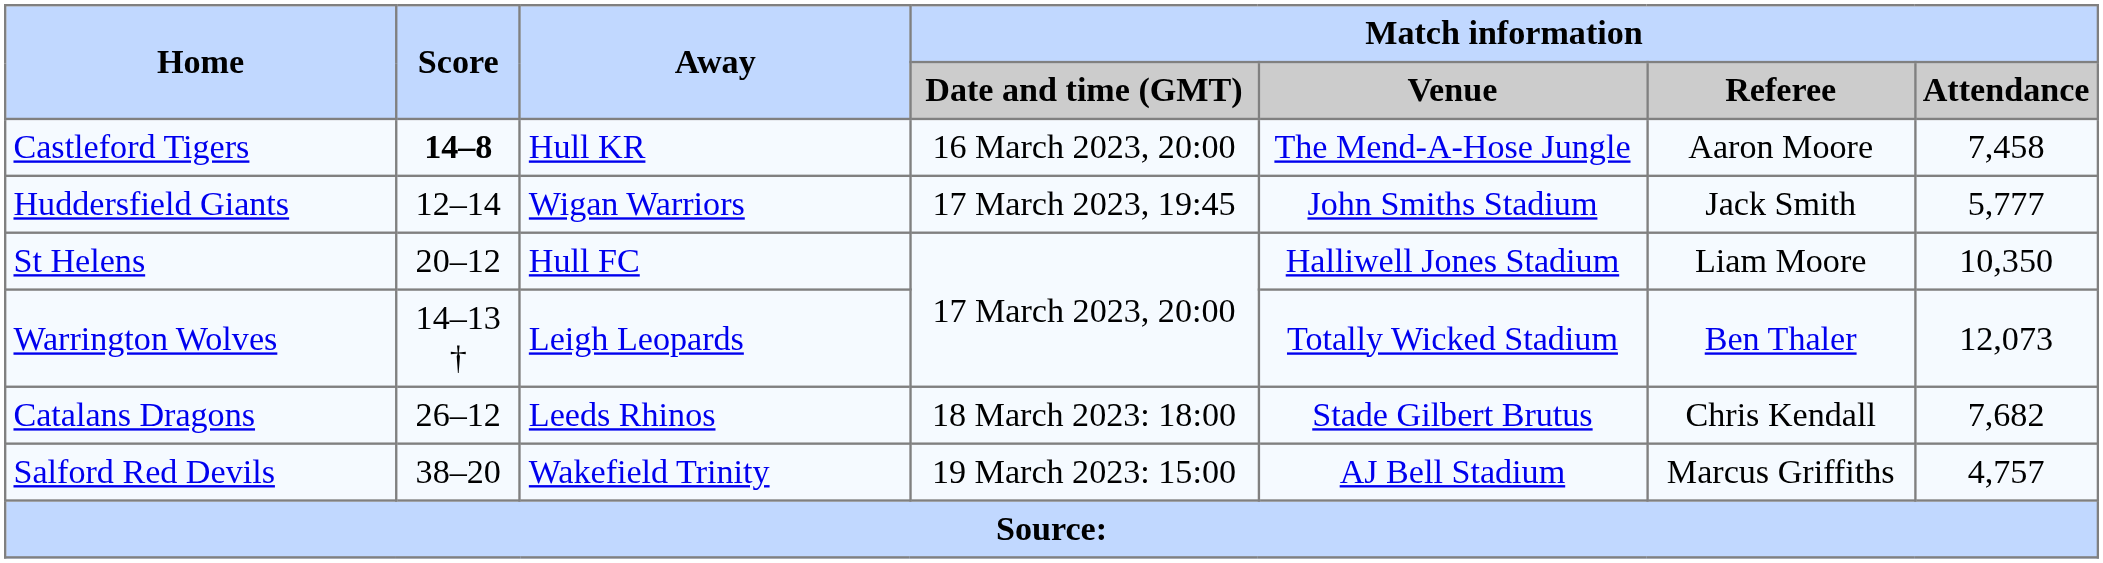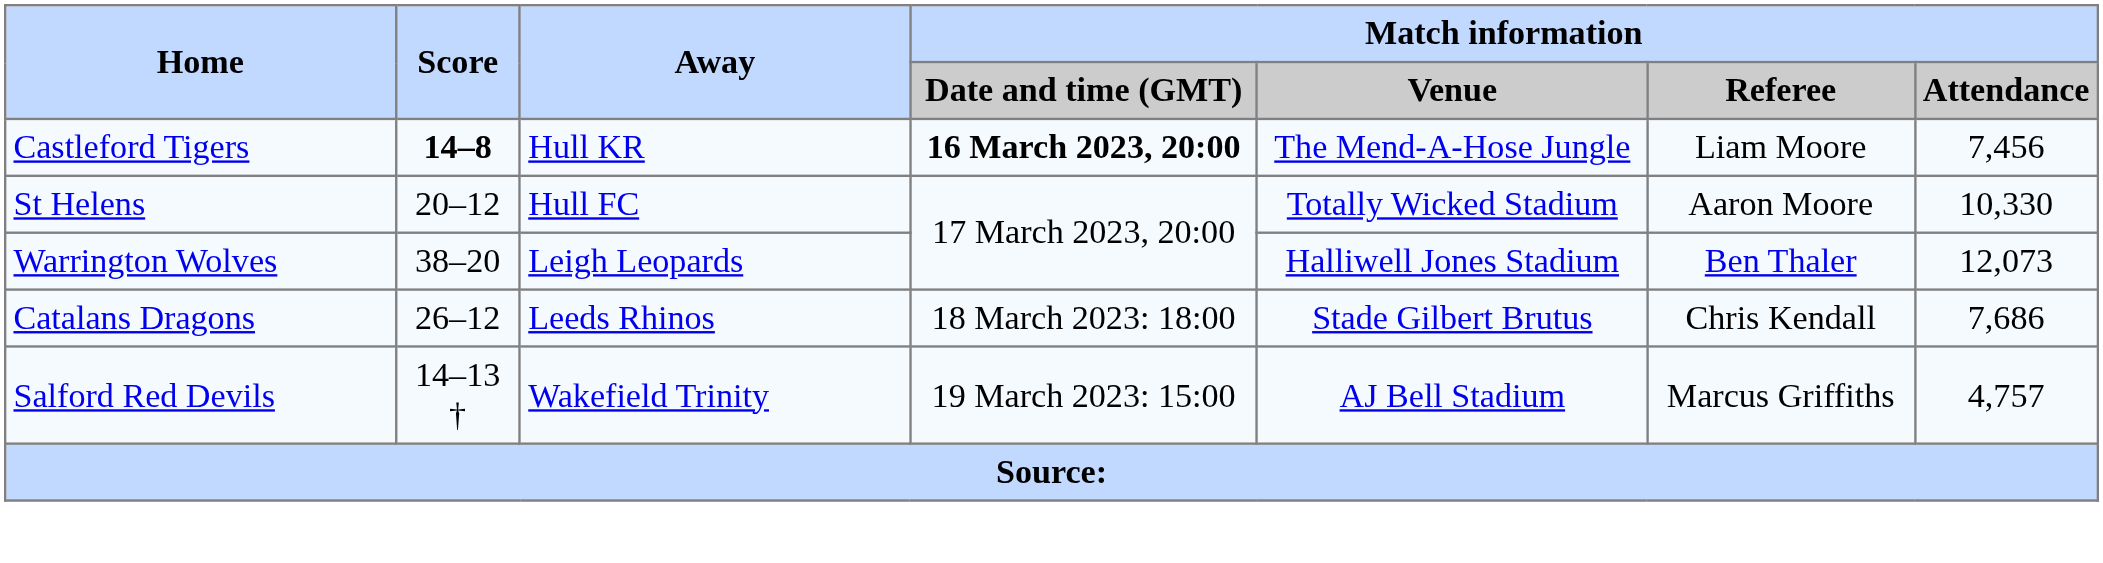(1084, 146) normal -> (1084, 146) bold
(1781, 146) Aaron Moore -> (1781, 146) Liam Moore
(2006, 146) 7,458 -> (2006, 146) 7,456
- row: (151, 203)
(1452, 260) Halliwell Jones Stadium -> (1452, 203) Totally Wicked Stadium
(1781, 260) Liam Moore -> (1781, 203) Aaron Moore
(2006, 260) 10,350 -> (2006, 203) 10,330
(458, 337) 14–13 † -> (458, 260) 38–20
(1452, 337) Totally Wicked Stadium -> (1452, 260) Halliwell Jones Stadium
(2006, 414) 7,682 -> (2006, 317) 7,686
(458, 471) 38–20 -> (458, 394) 14–13 †
